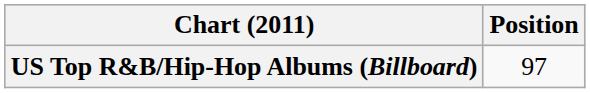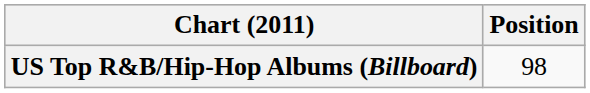(534, 66) 97 -> (534, 66) 98
